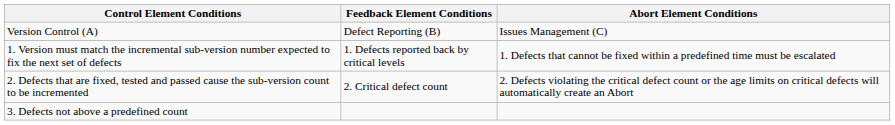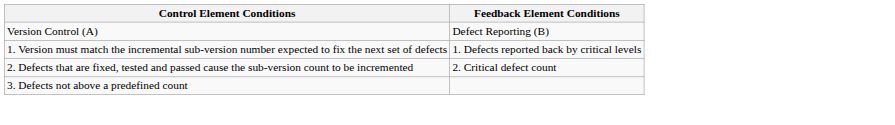- column: (693, 13)
